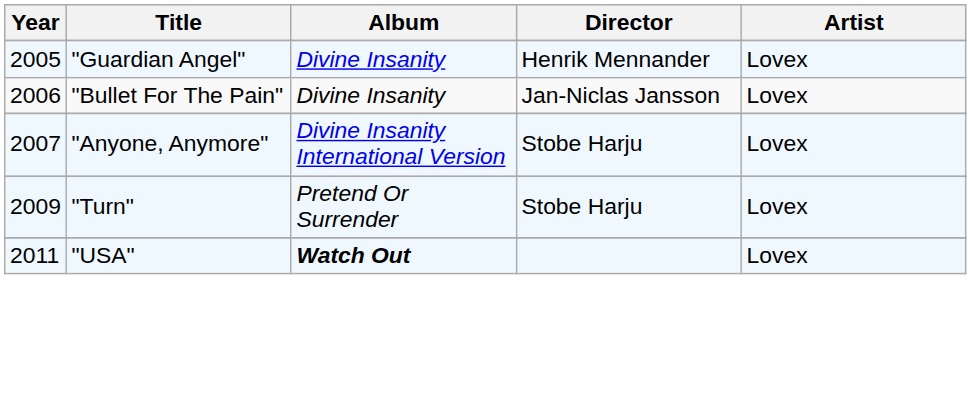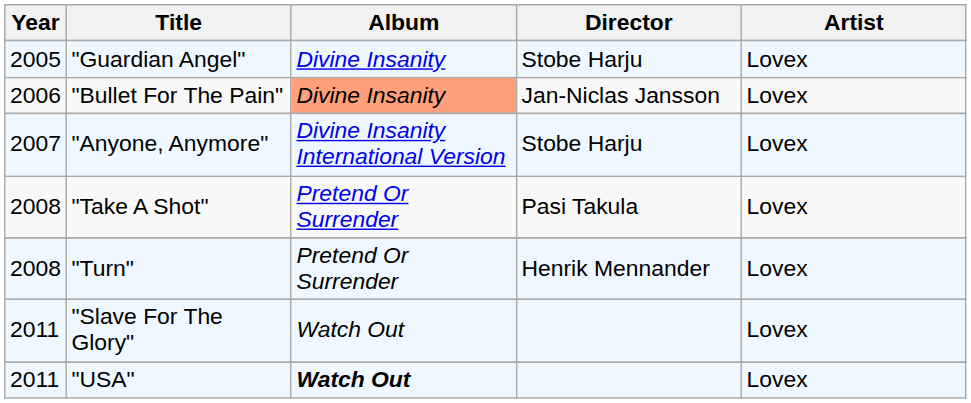(616, 58) Henrik Mennander -> (582, 58) Stobe Harju
(371, 95) no background -> (371, 95) lightsalmon background
+ row: (140, 206)
(35, 206) 2009 -> (35, 268) 2008
(582, 206) Stobe Harju -> (616, 268) Henrik Mennander
+ row: (147, 330)
